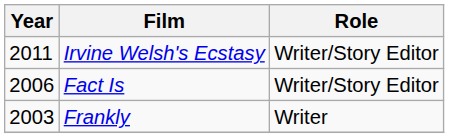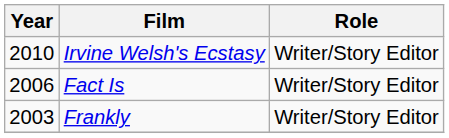(31, 53) 2011 -> (32, 53) 2010
(301, 117) Writer -> (356, 117) Writer/Story Editor
